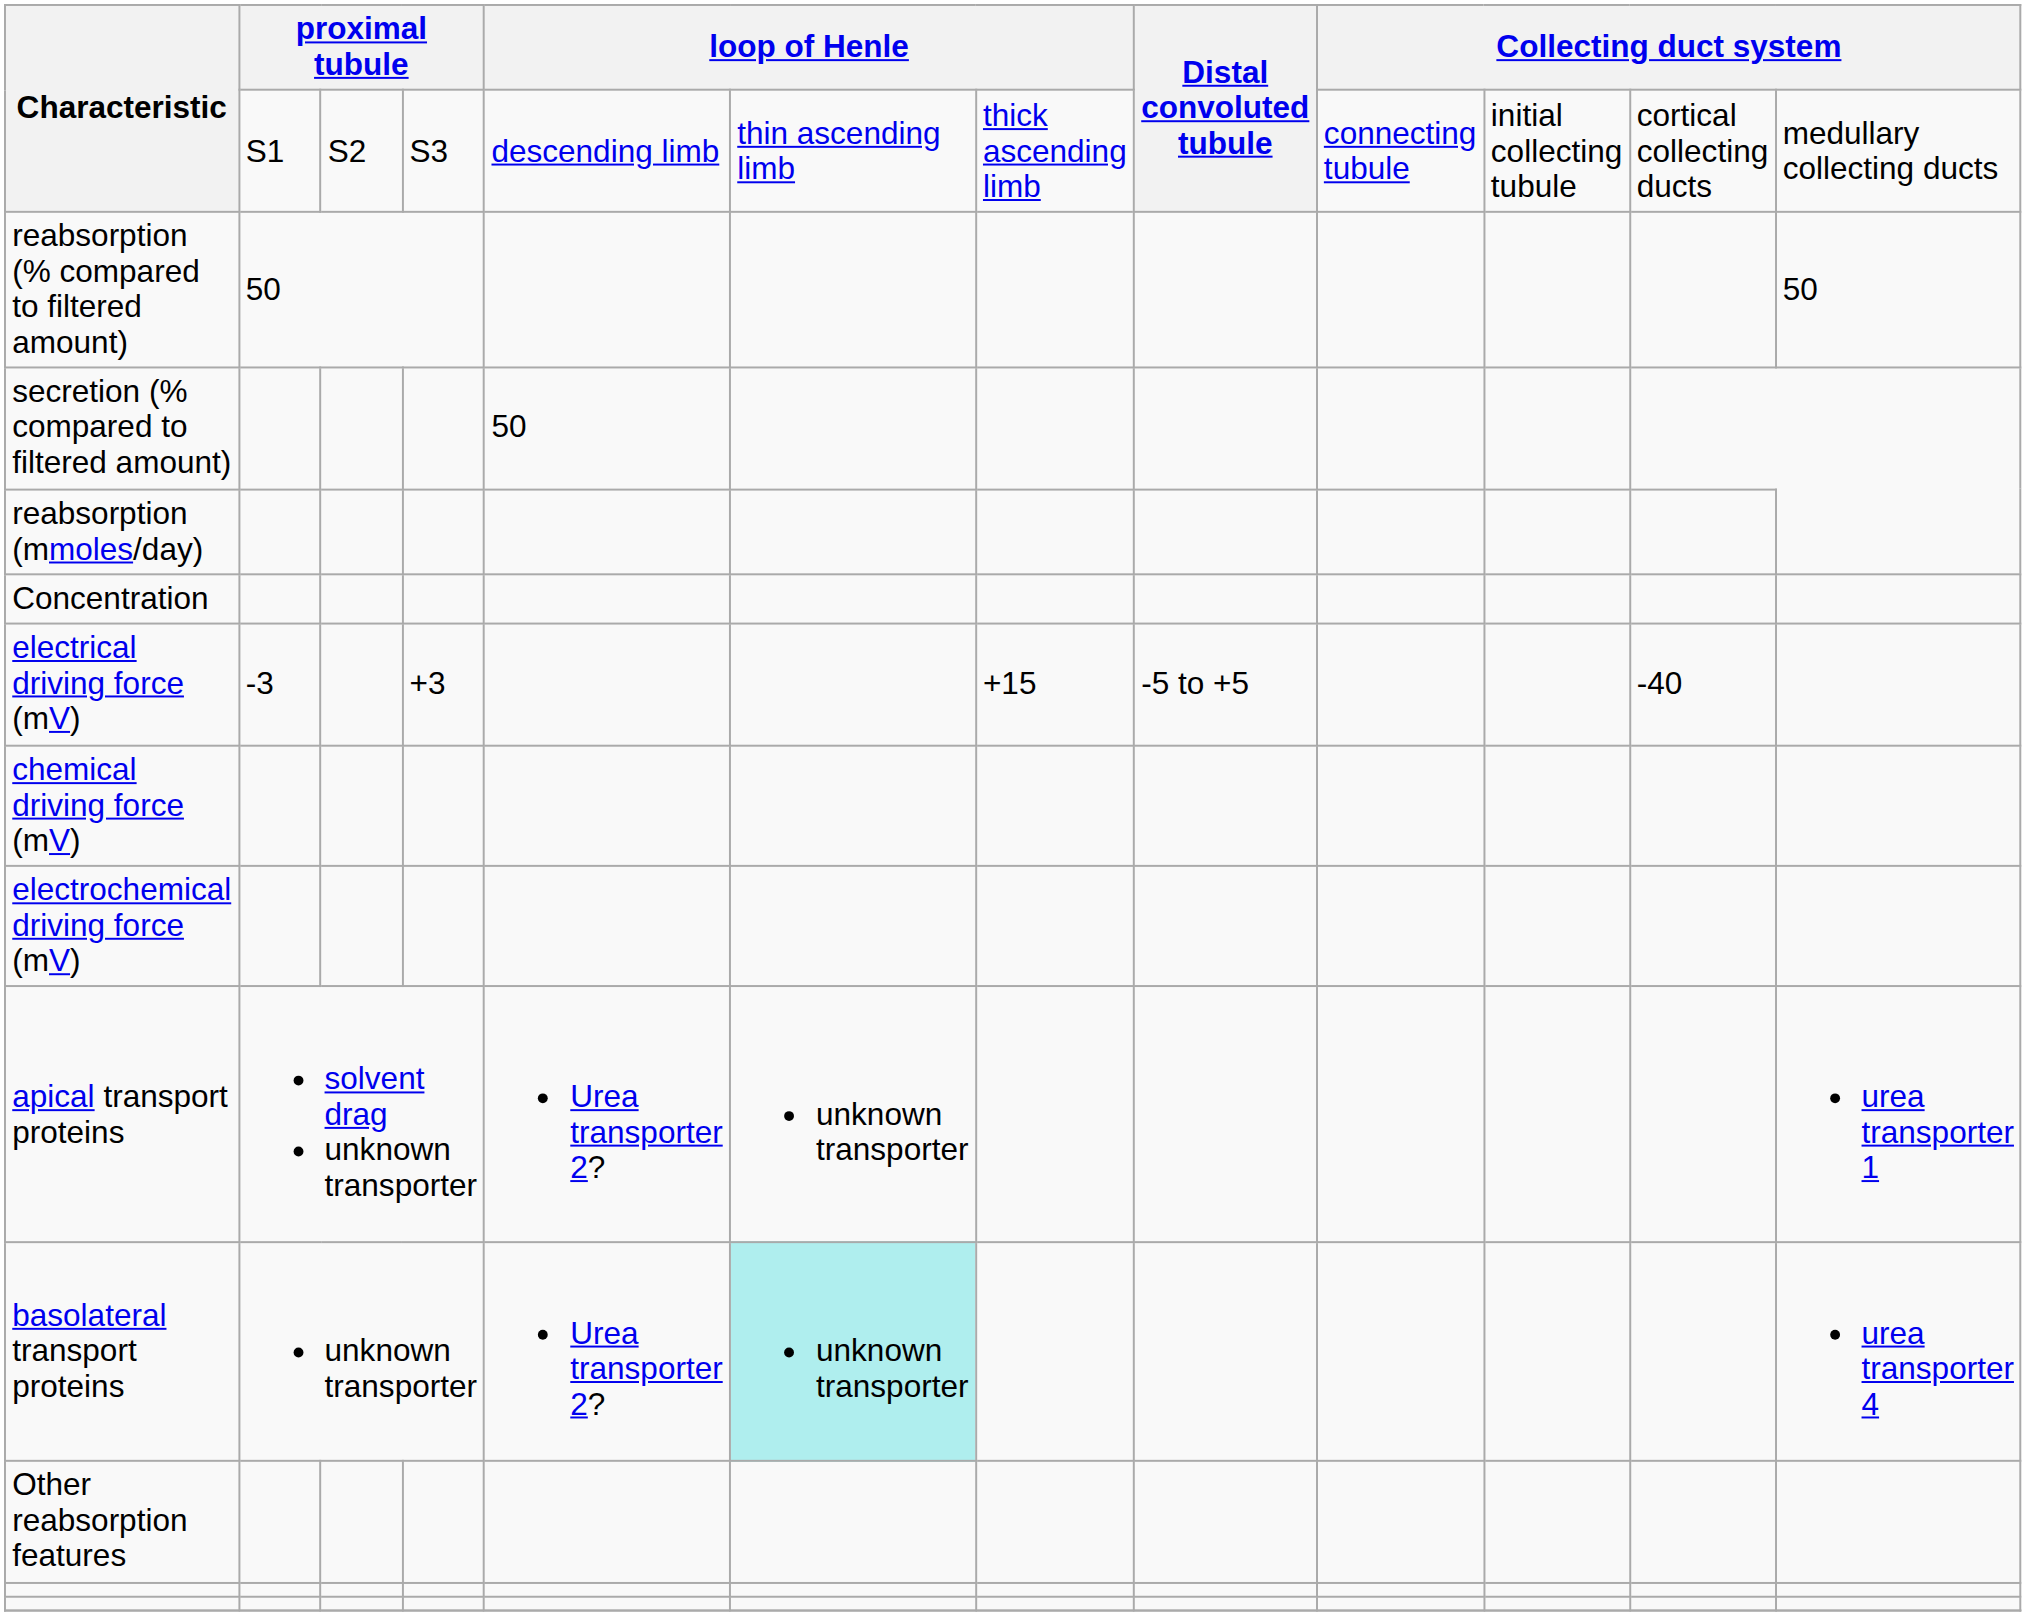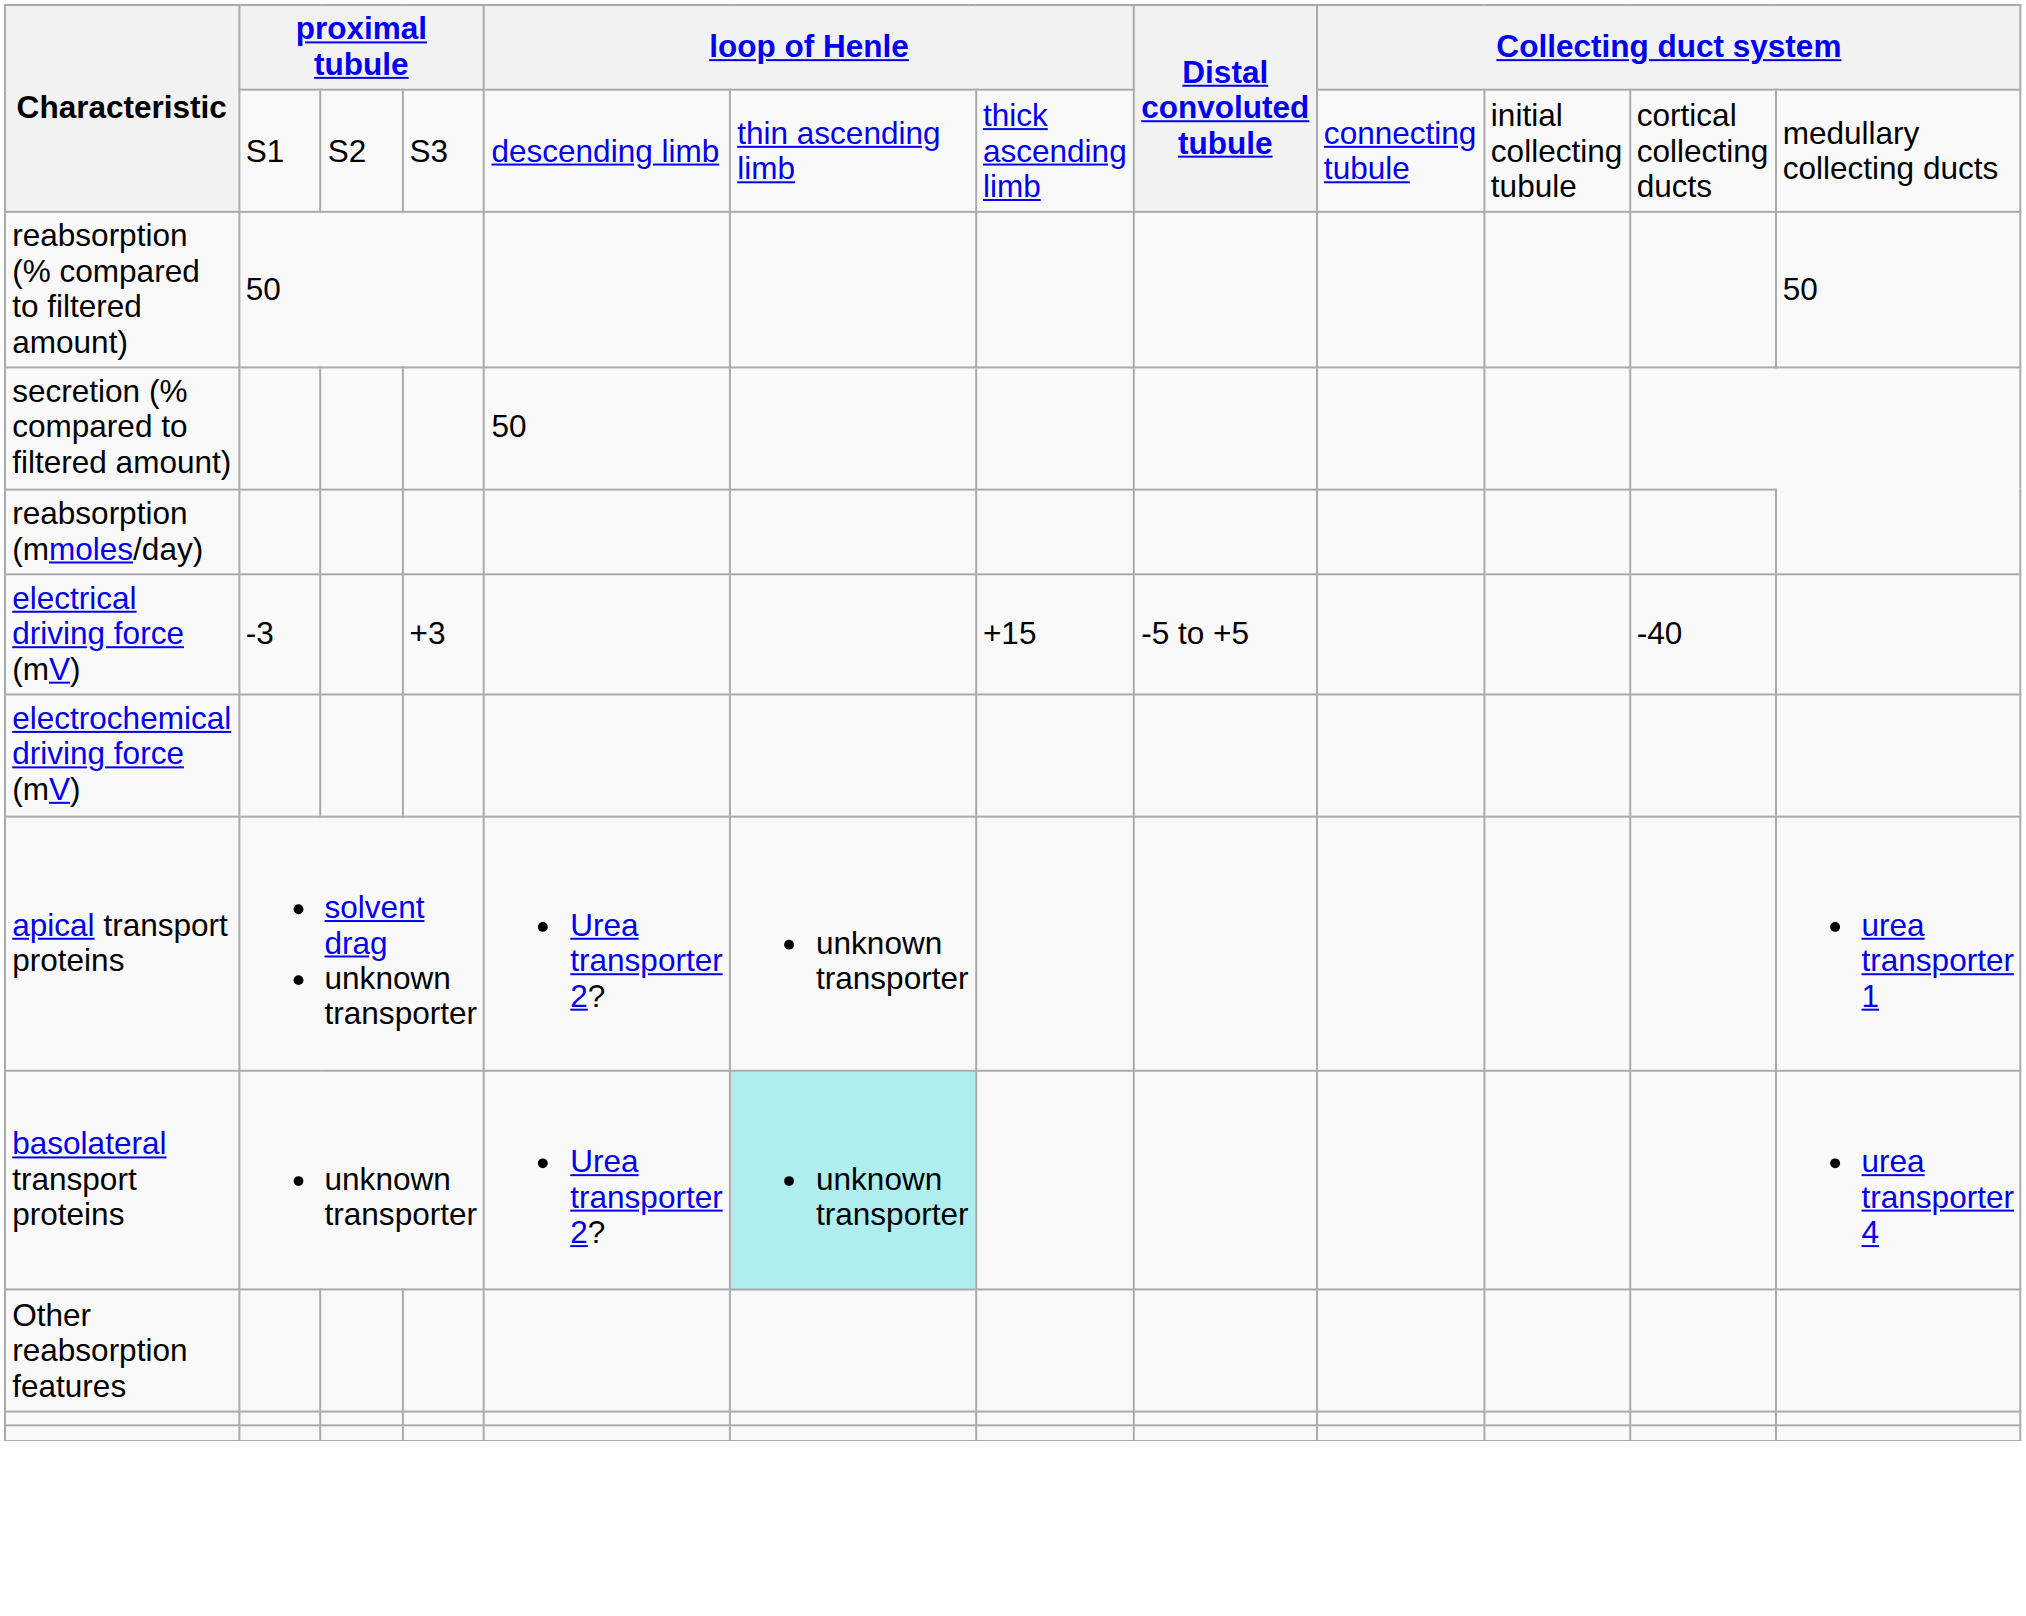- row: (110, 598)
- row: (98, 804)
